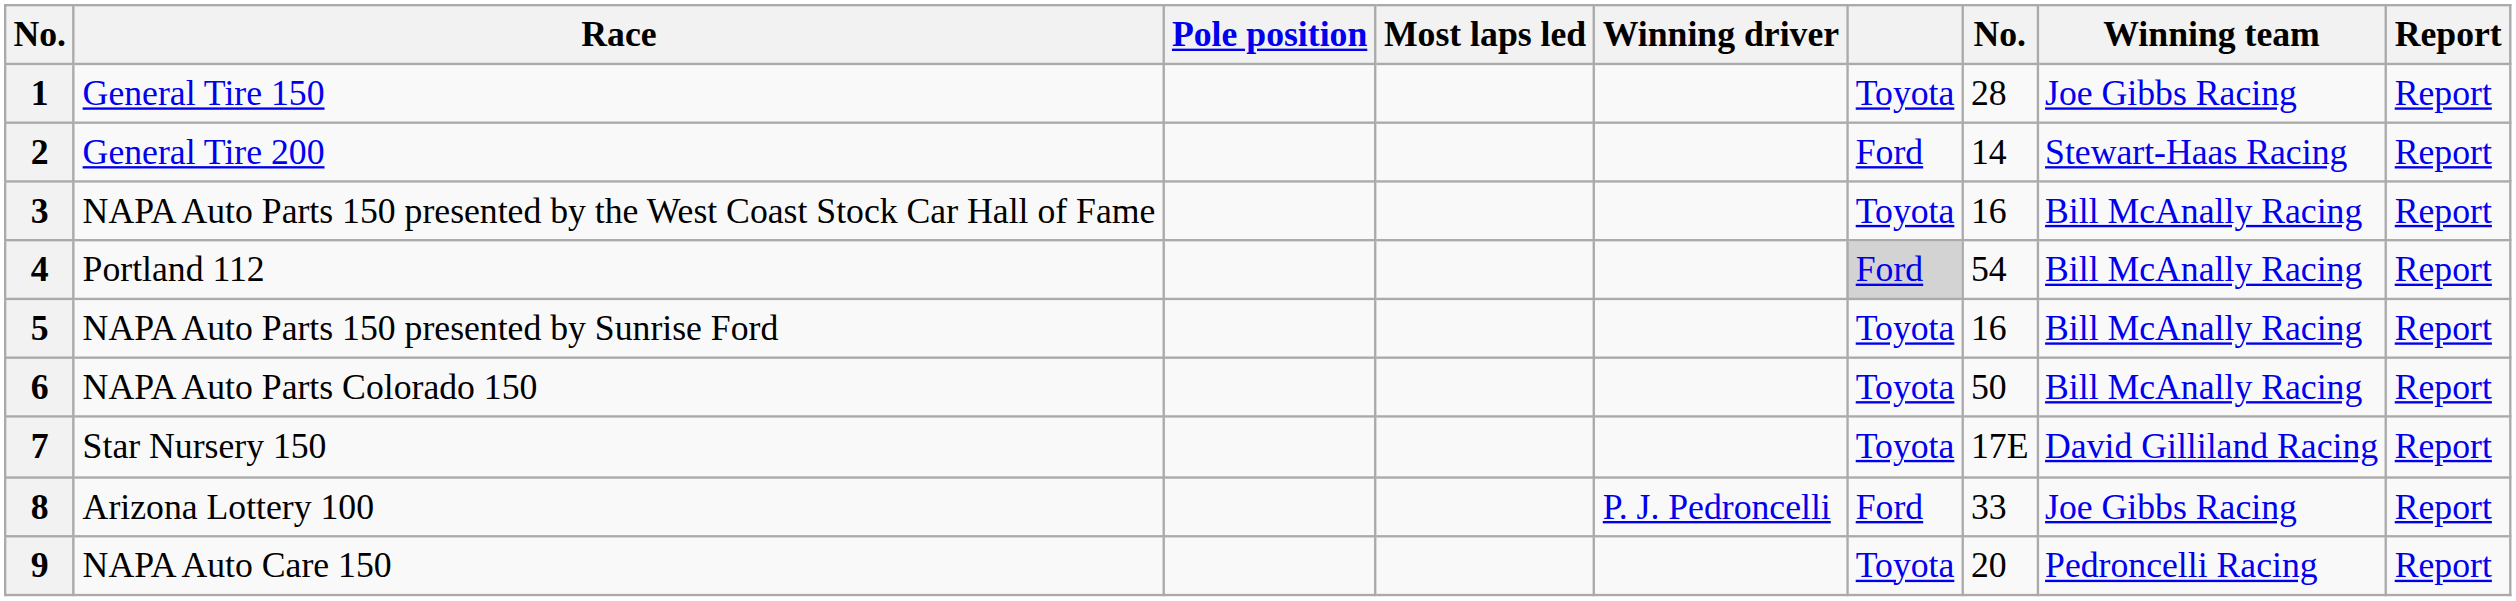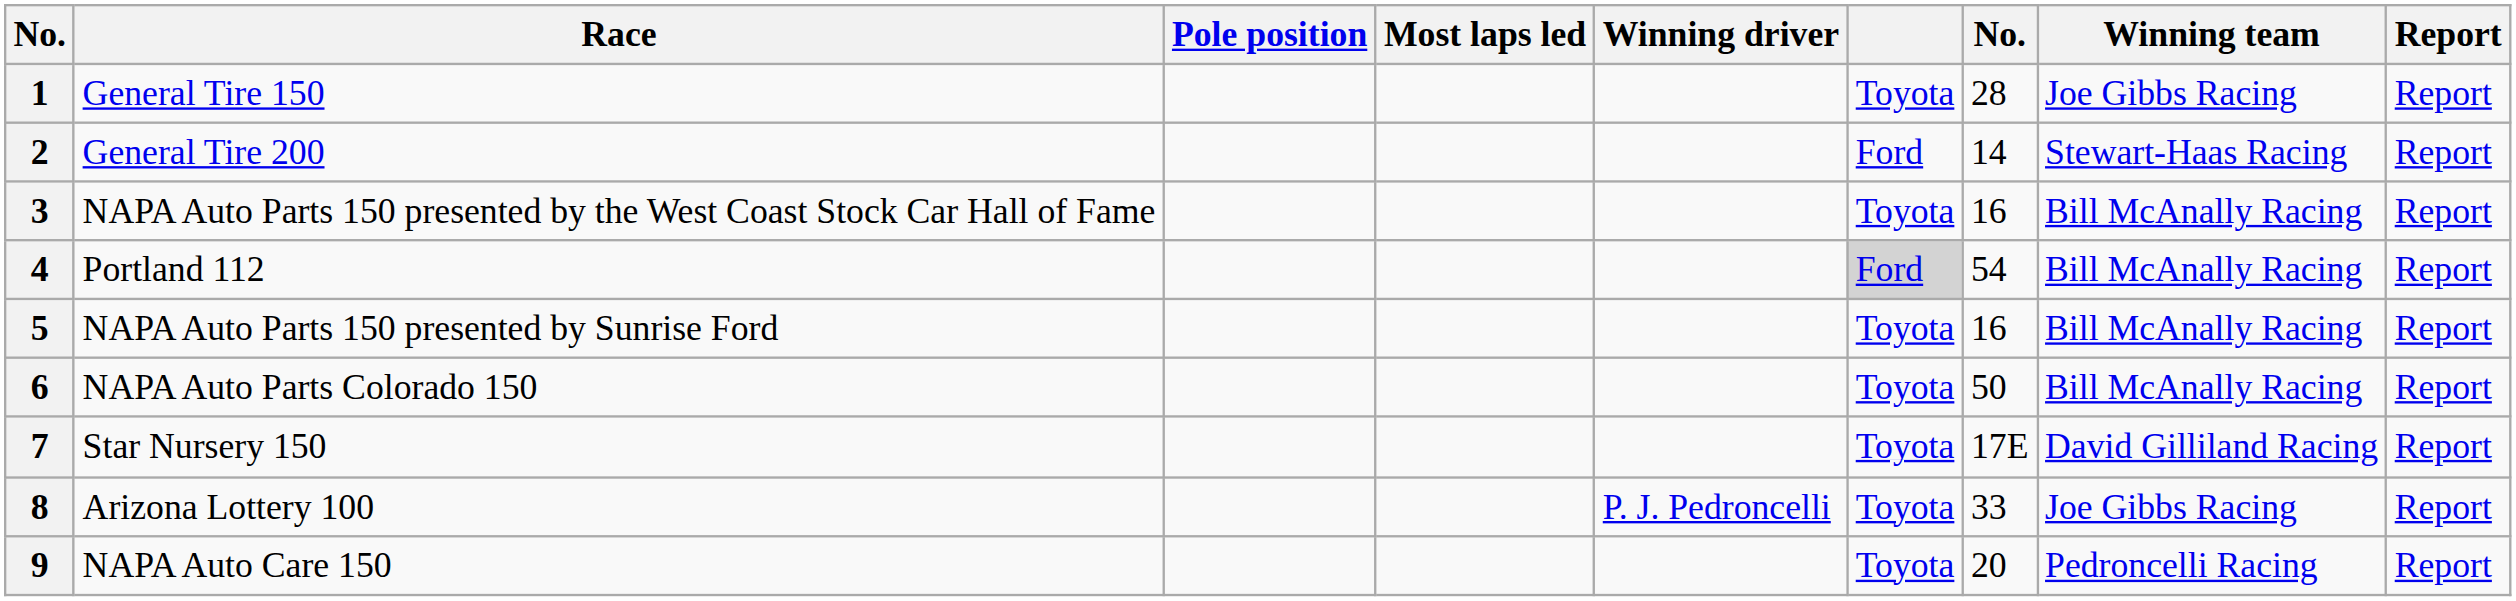(1889, 505) Ford -> (1905, 505) Toyota
